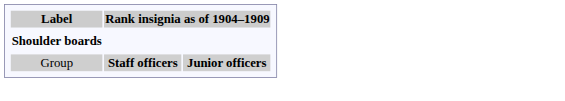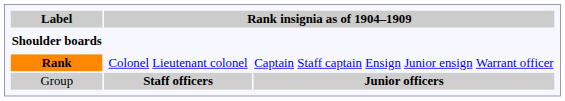+ row: (57, 62)
